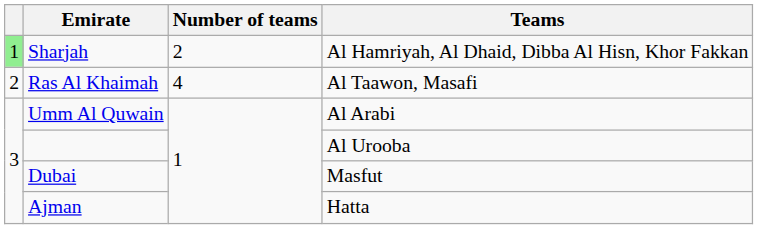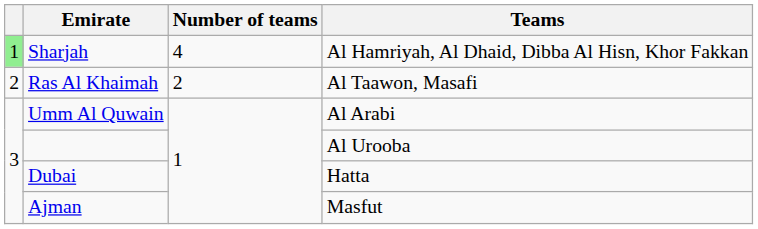(178, 51) 2 -> (178, 51) 4
(178, 82) 4 -> (178, 82) 2
(355, 176) Masfut -> (348, 176) Hatta
(348, 207) Hatta -> (355, 207) Masfut
